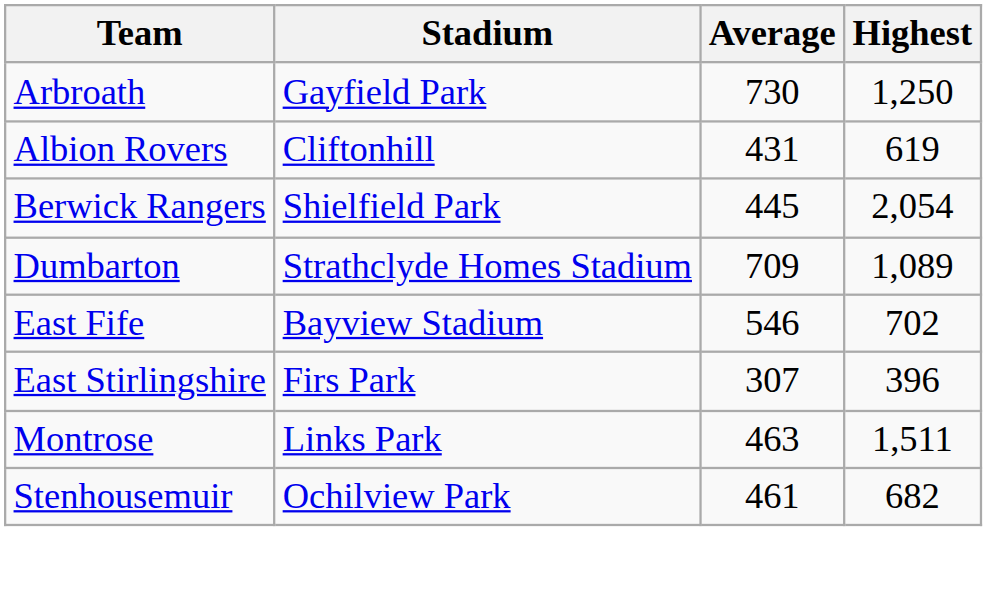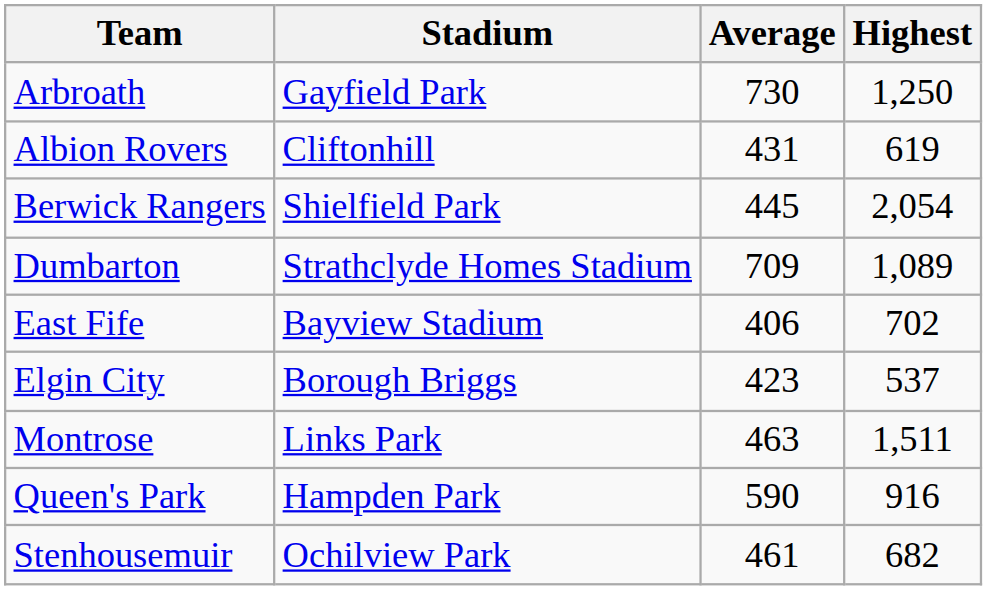(772, 322) 546 -> (772, 322) 406
- row: (140, 380)
+ row: (89, 380)
+ row: (110, 496)
